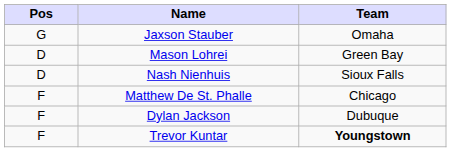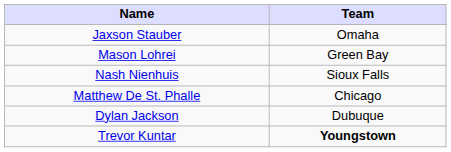- column: (41, 14)
